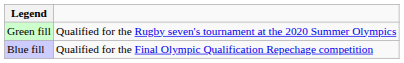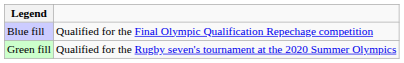rows swapped: (29, 31) <-> (26, 49)
